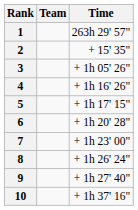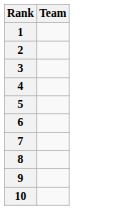- column: (101, 13)
